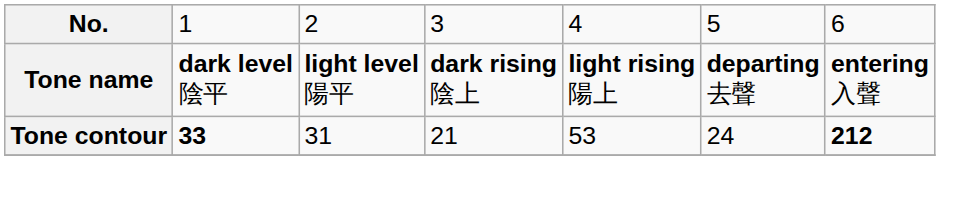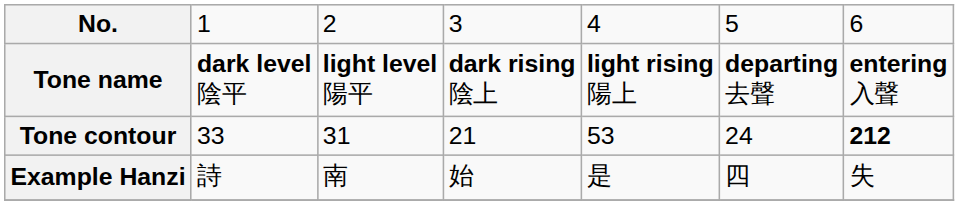(192, 135) bold -> (211, 135) normal
+ row: (98, 177)
